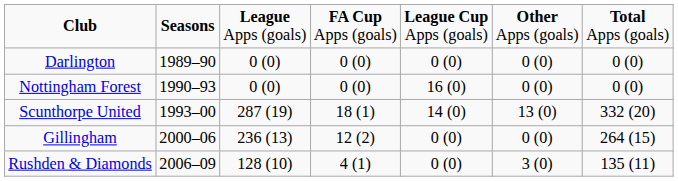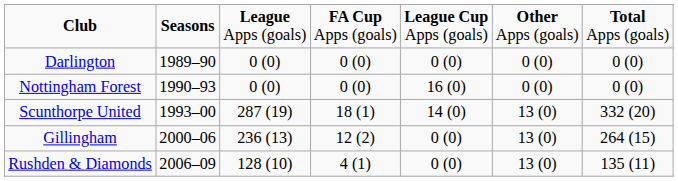(537, 138) 0 (0) -> (537, 138) 13 (0)
(537, 163) 3 (0) -> (537, 163) 13 (0)
